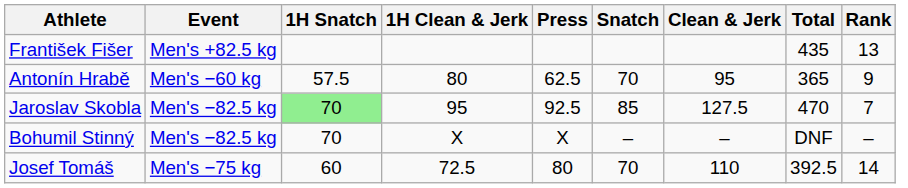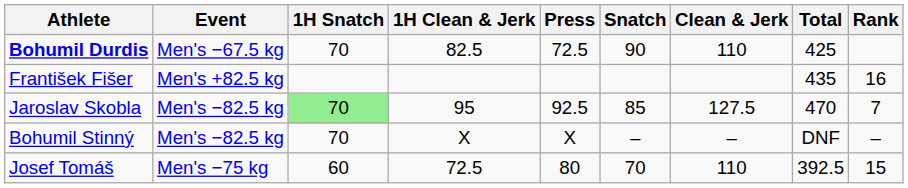+ row: (79, 49)
(868, 49) 13 -> (876, 79) 16
- row: (69, 79)
(868, 168) 14 -> (876, 168) 15
